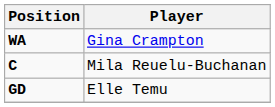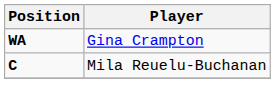- row: (17, 90)
